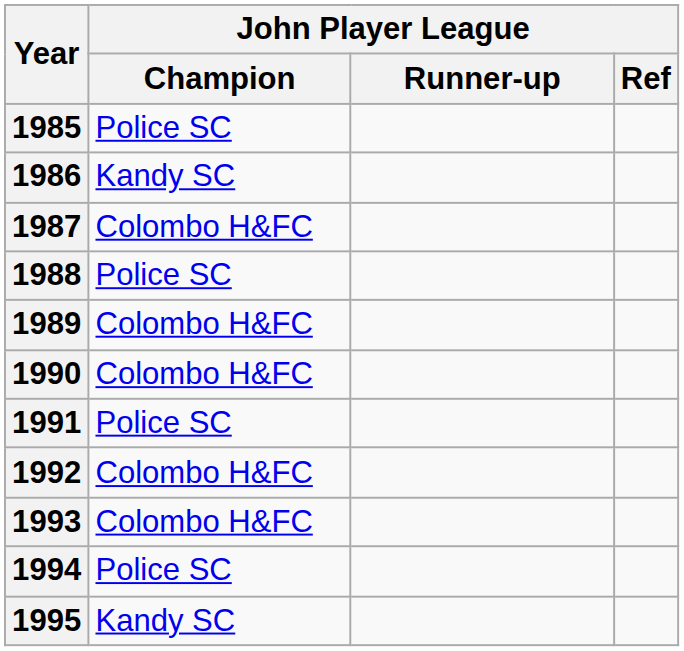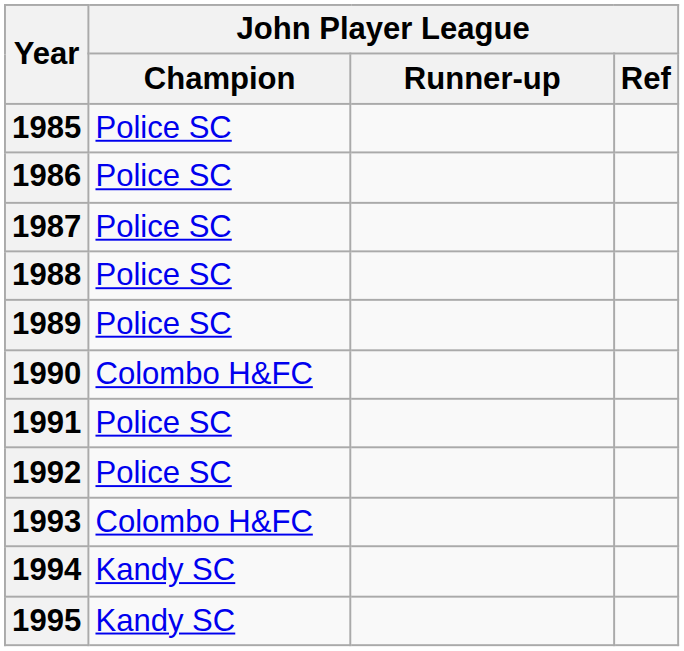(165, 176) Kandy SC -> (164, 176) Police SC
(204, 226) Colombo H&FC -> (164, 226) Police SC
(204, 324) Colombo H&FC -> (164, 324) Police SC
(204, 472) Colombo H&FC -> (164, 472) Police SC
(164, 570) Police SC -> (165, 570) Kandy SC
